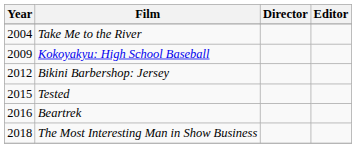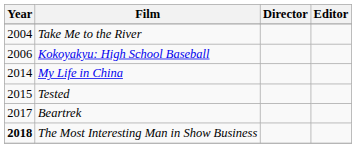(20, 53) 2009 -> (20, 53) 2006
- row: (103, 73)
+ row: (80, 73)
(20, 113) 2016 -> (20, 113) 2017
(20, 133) normal -> (20, 133) bold
